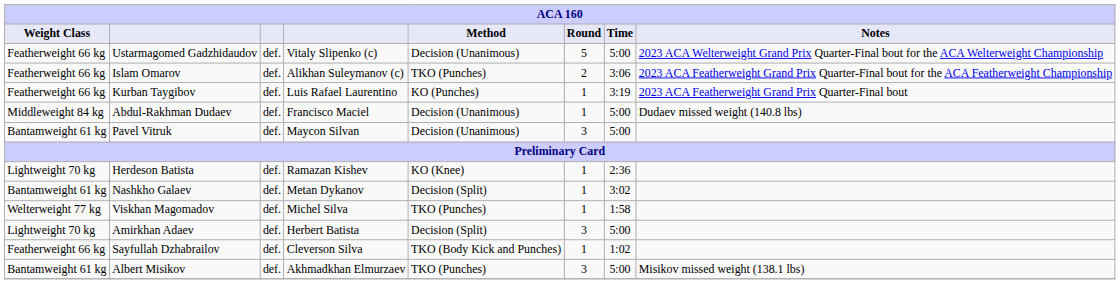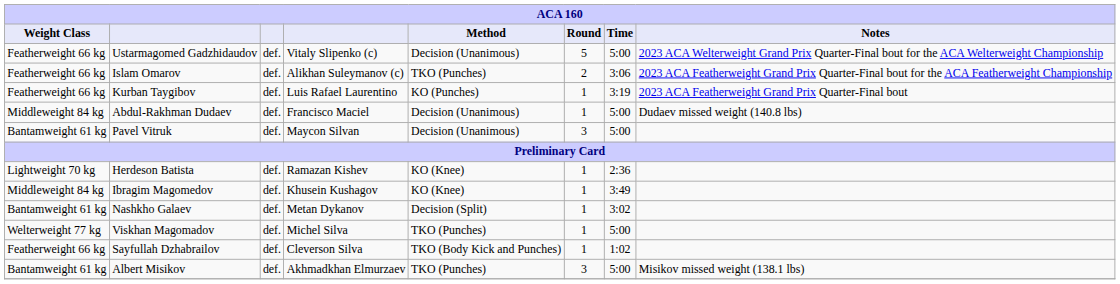+ row: (163, 190)
(620, 210) 1:58 -> (620, 229) 5:00
- row: (153, 229)
